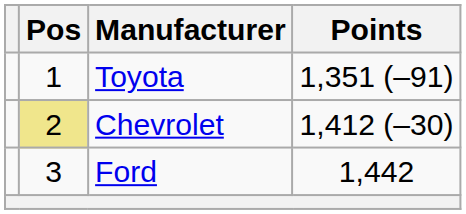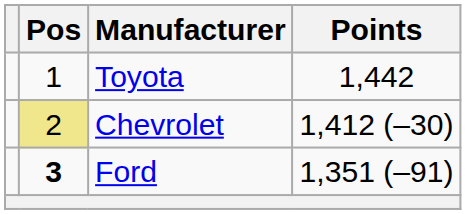(377, 77) 1,351 (–91) -> (377, 77) 1,442
(54, 172) normal -> (54, 172) bold
(377, 172) 1,442 -> (377, 172) 1,351 (–91)
